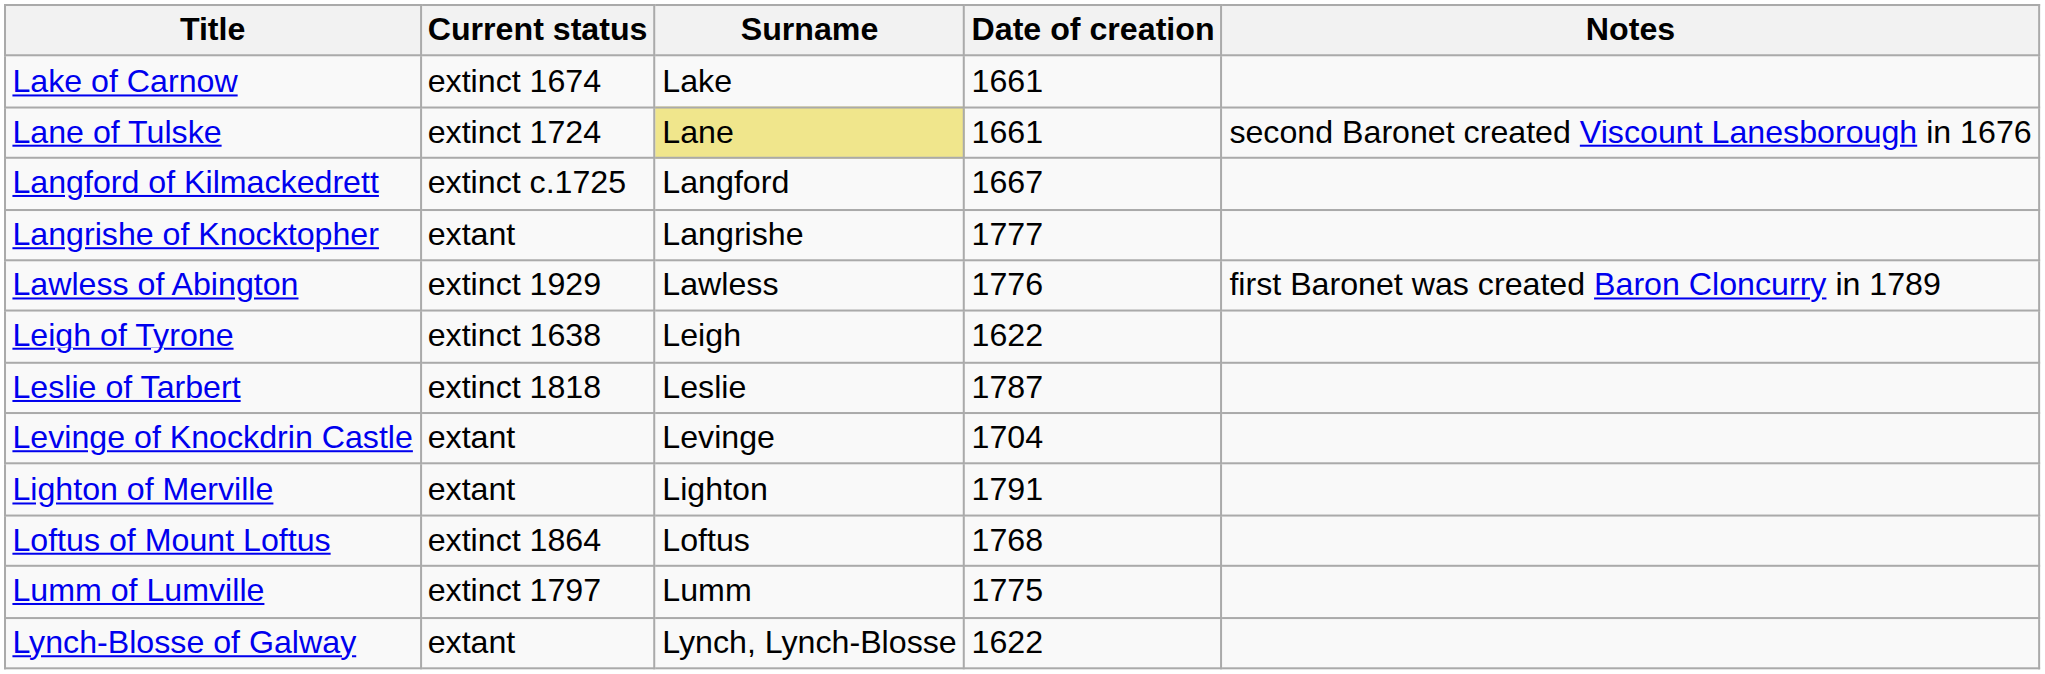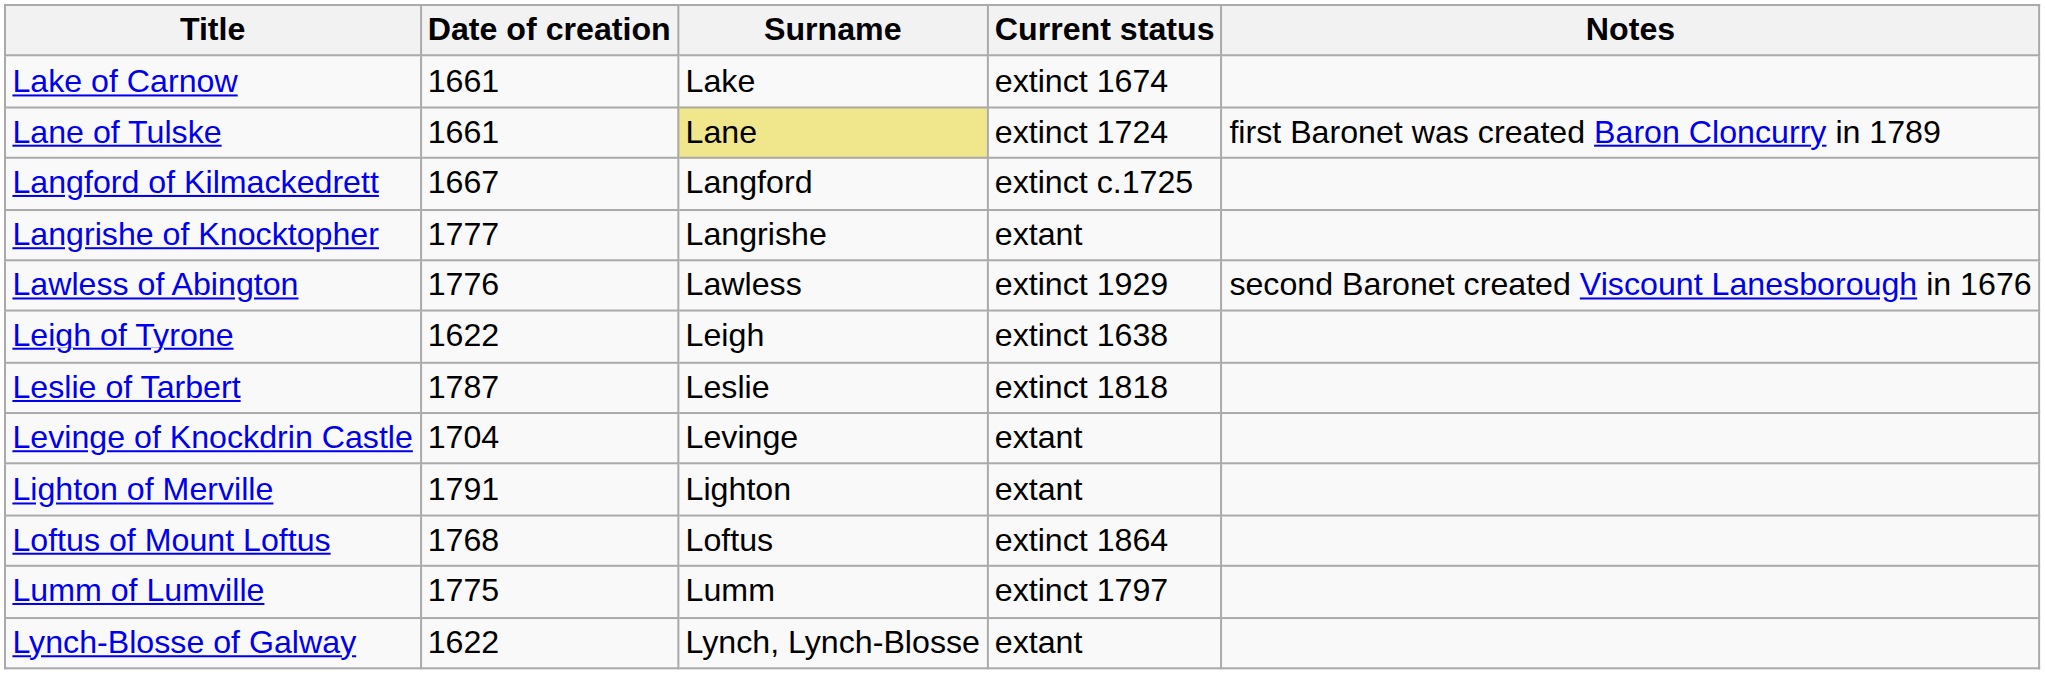columns swapped: (1093, 30) <-> (538, 30)
(1631, 132) second Baronet created Viscount Lanesborough in 1676 -> (1585, 132) first Baronet was created Baron Cloncurry in 1789
(1585, 285) first Baronet was created Baron Cloncurry in 1789 -> (1631, 285) second Baronet created Viscount Lanesborough in 1676
